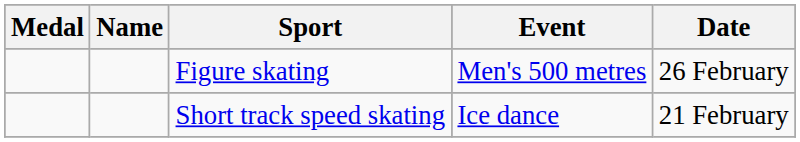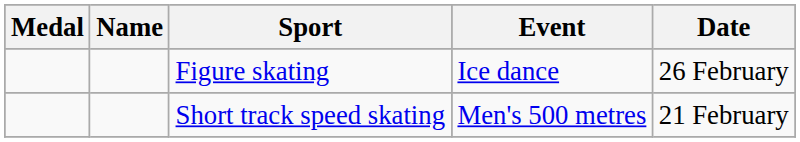(552, 70) Men's 500 metres -> (508, 70) Ice dance
(508, 114) Ice dance -> (552, 114) Men's 500 metres
